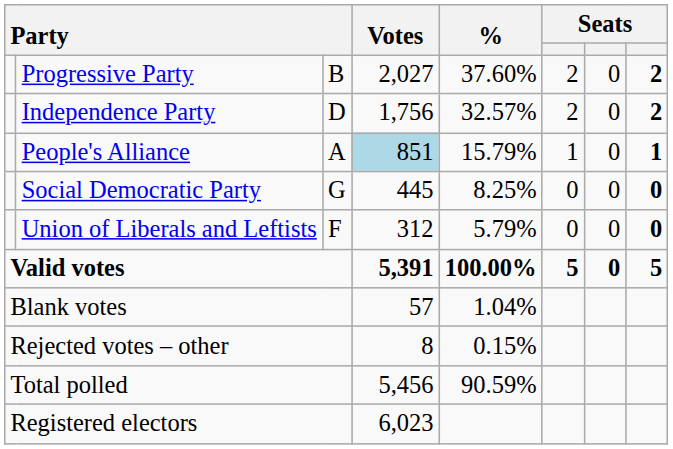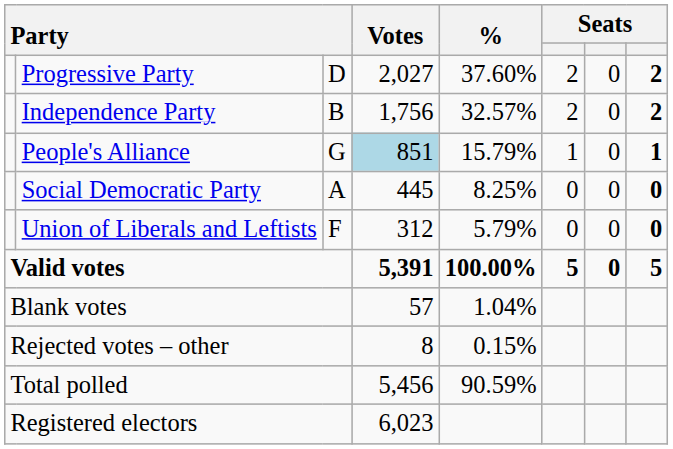(336, 74) B -> (337, 74) D
(337, 112) D -> (336, 112) B
(337, 151) A -> (337, 151) G
(337, 190) G -> (337, 190) A
